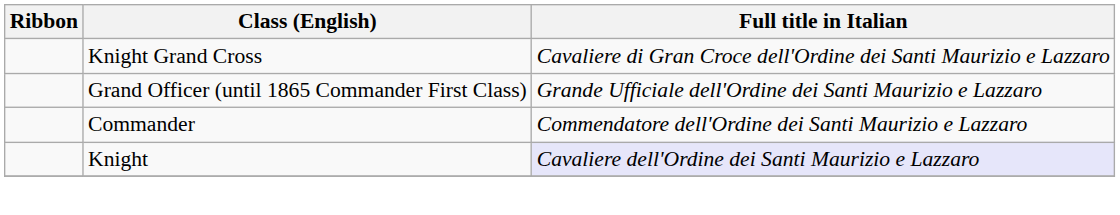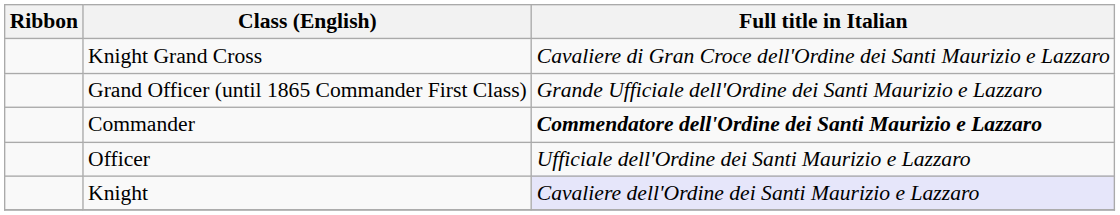(782, 124) normal -> (789, 124) bold
+ row: (119, 158)
